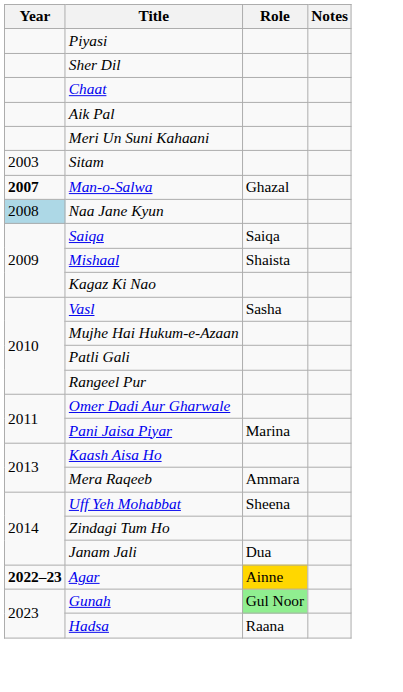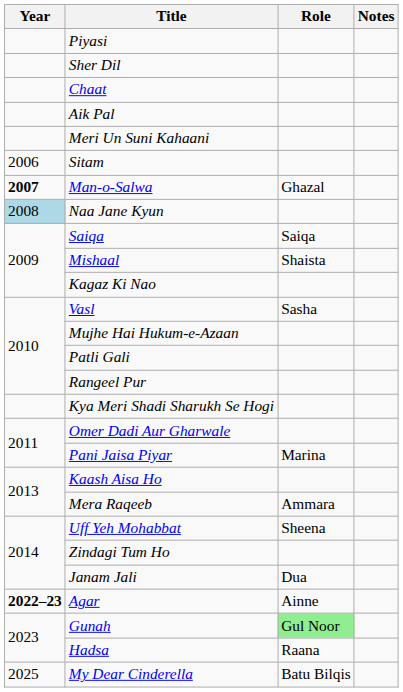(23, 162) 2003 -> (23, 162) 2006
+ row: (171, 406)
(264, 576) gold background -> (300, 601) no background
+ row: (131, 674)
